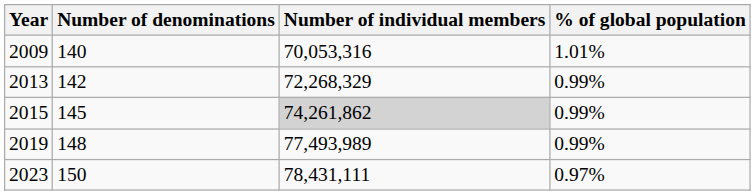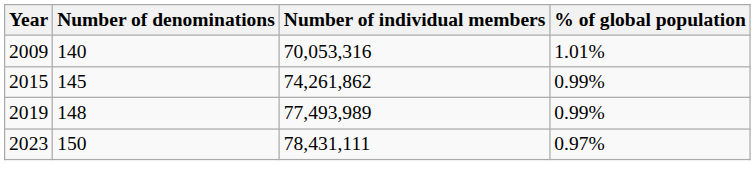- row: (29, 81)
(328, 112) lightgrey background -> (328, 81) no background
